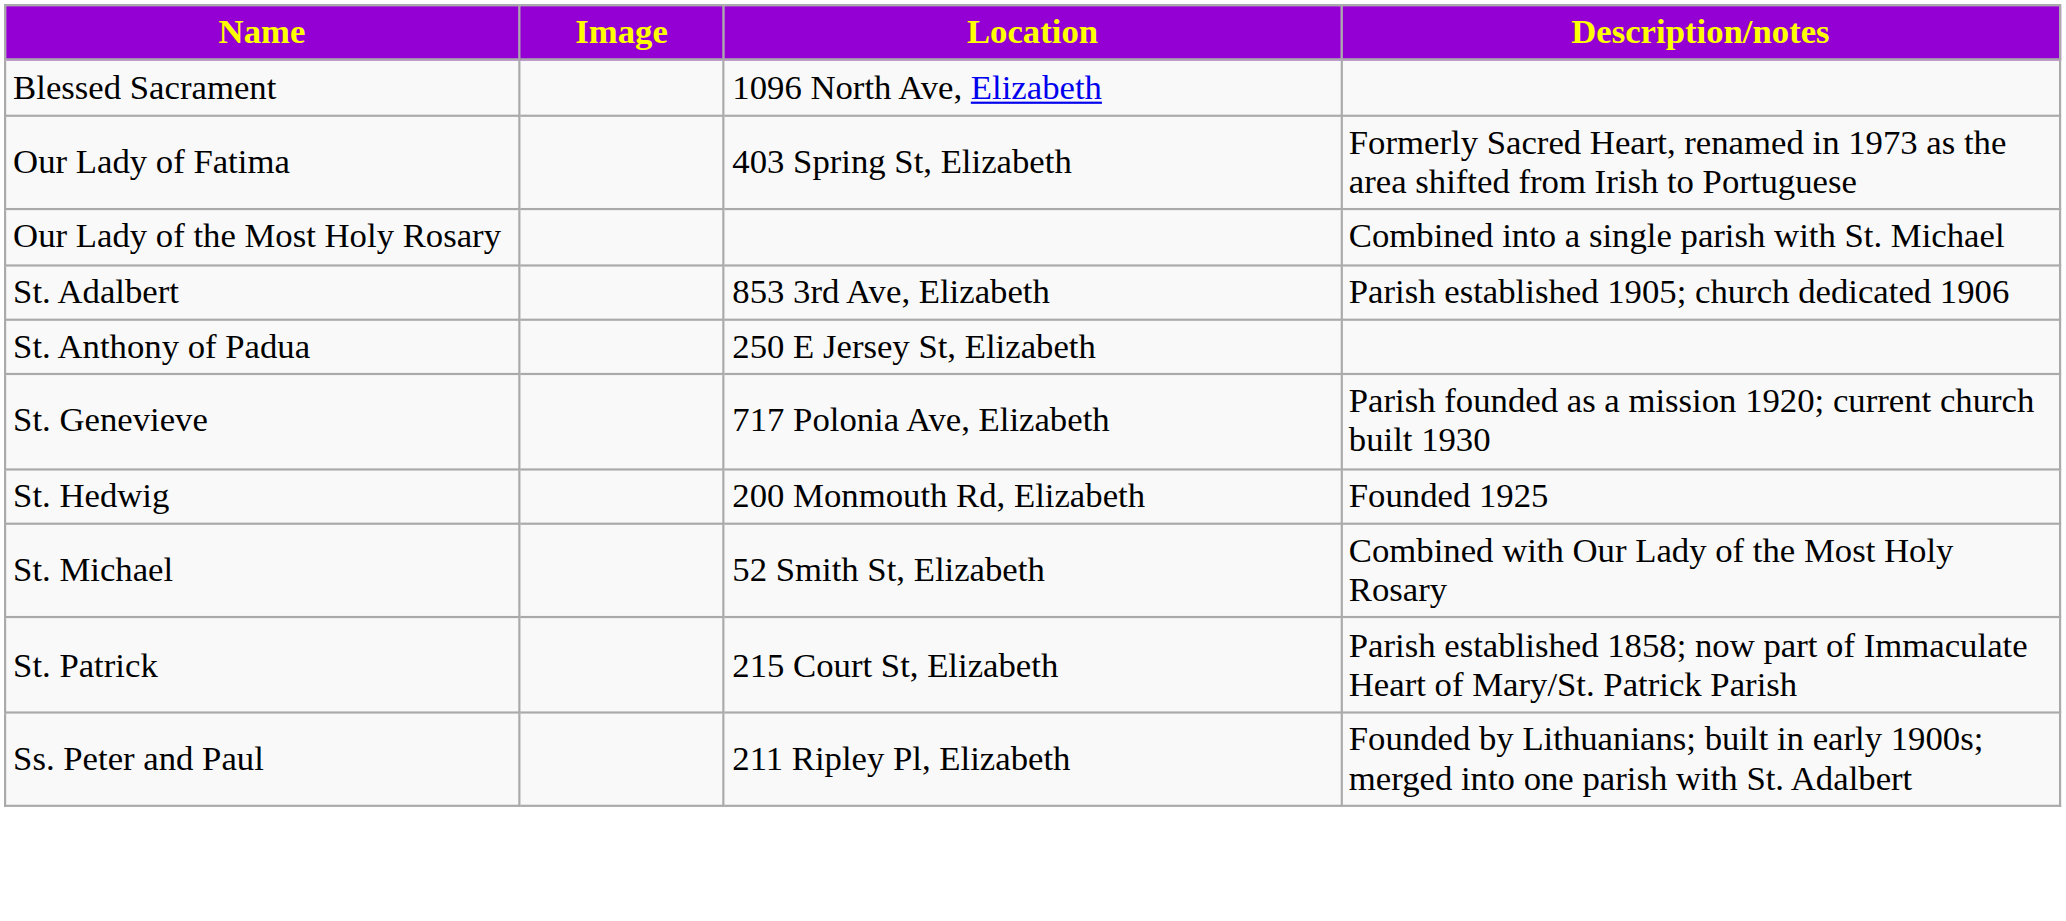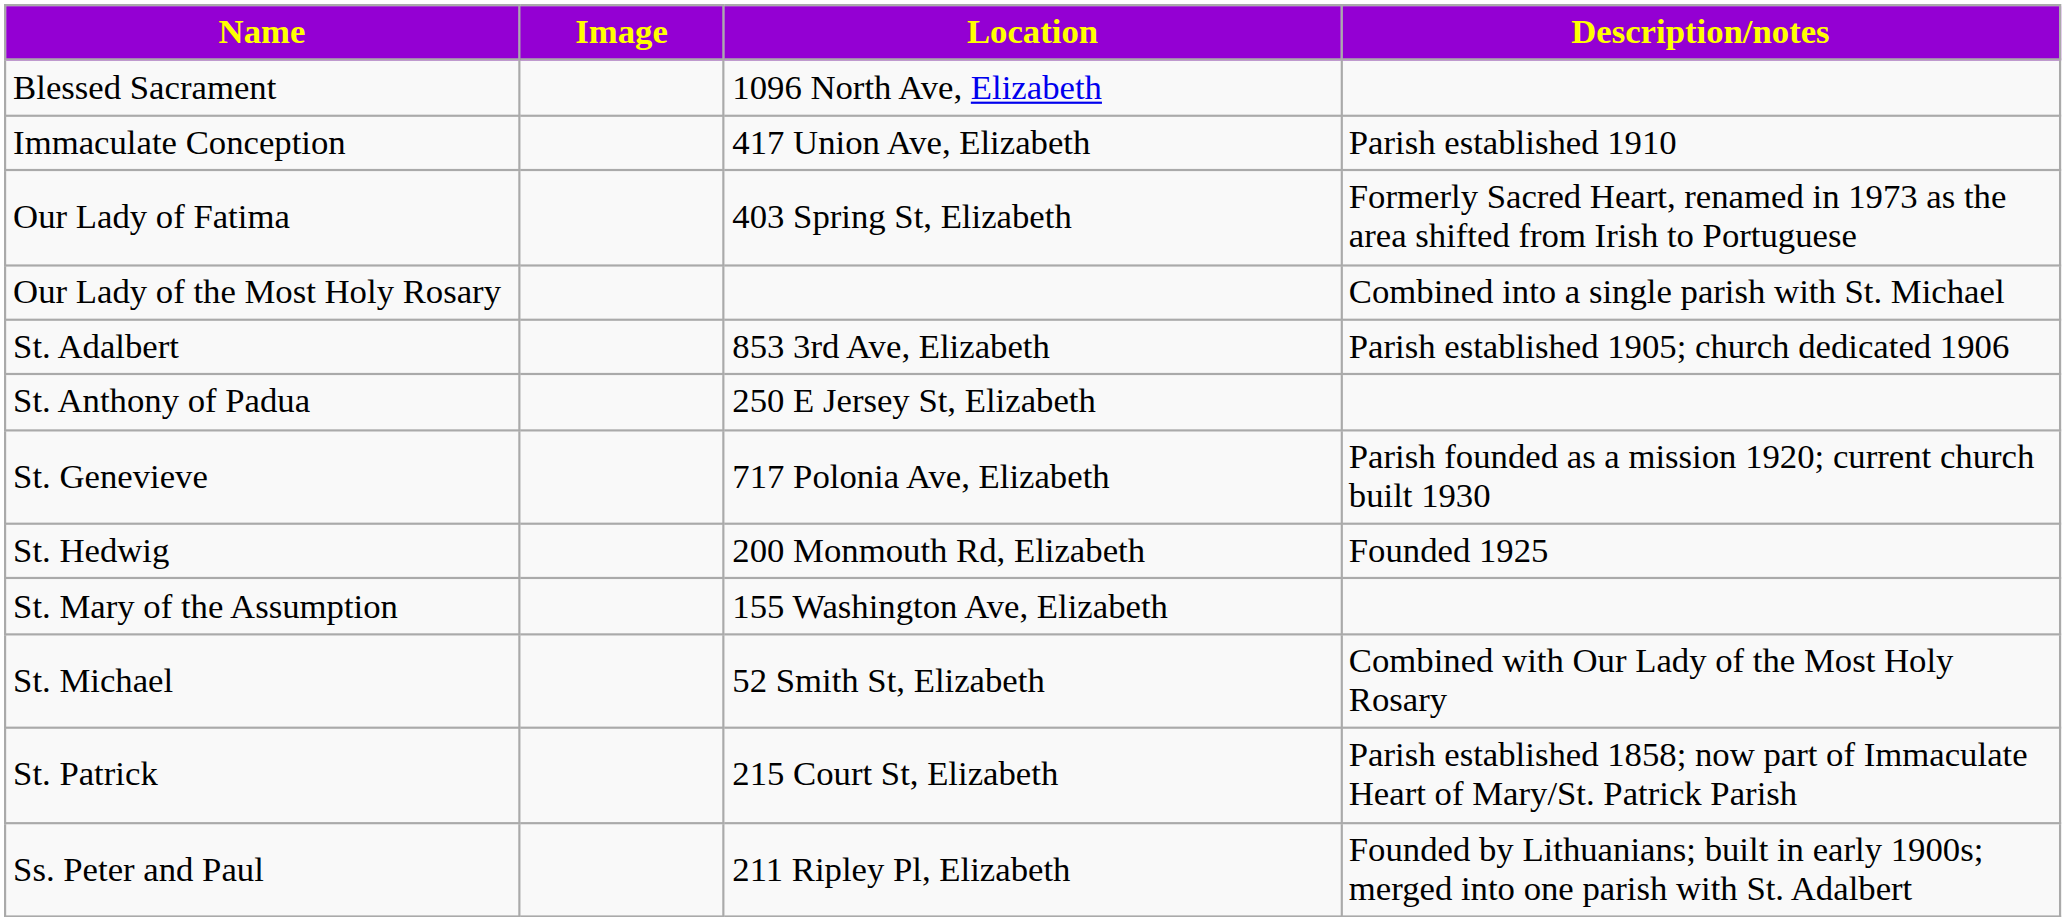+ row: (179, 142)
+ row: (206, 605)
